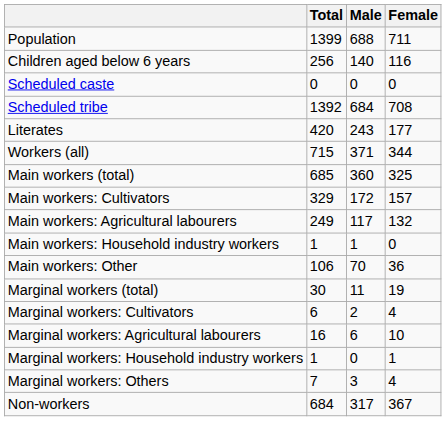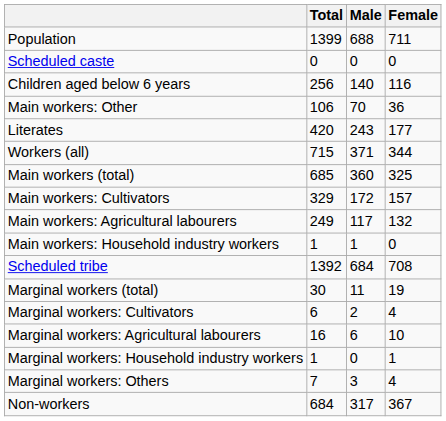rows swapped: (99, 61) <-> (61, 84)
rows swapped: (58, 107) <-> (73, 267)
